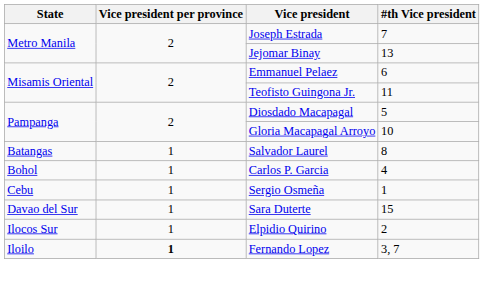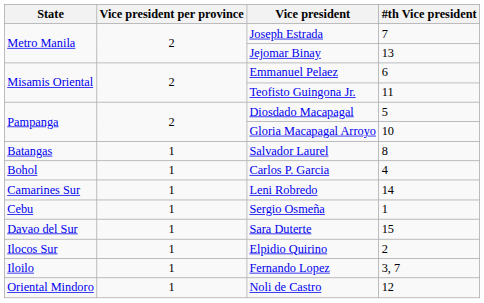+ row: (283, 190)
(171, 248) bold -> (172, 268) normal
+ row: (285, 287)
